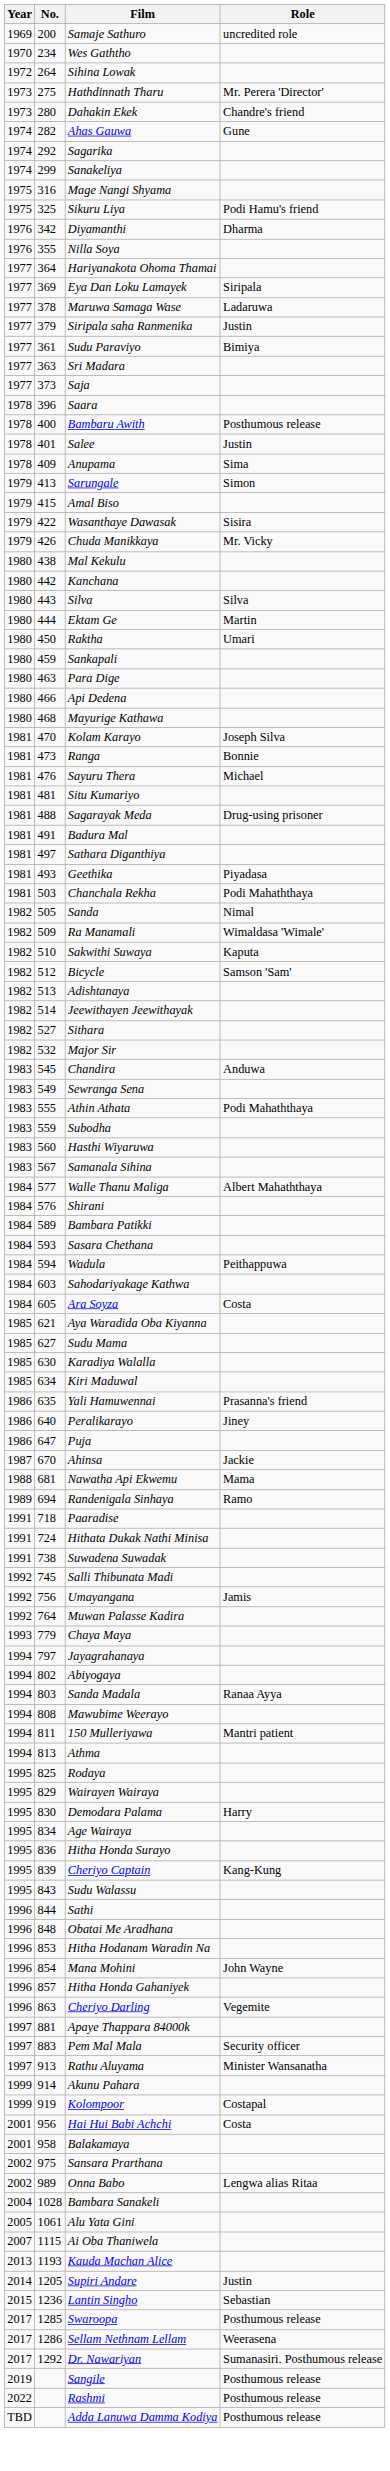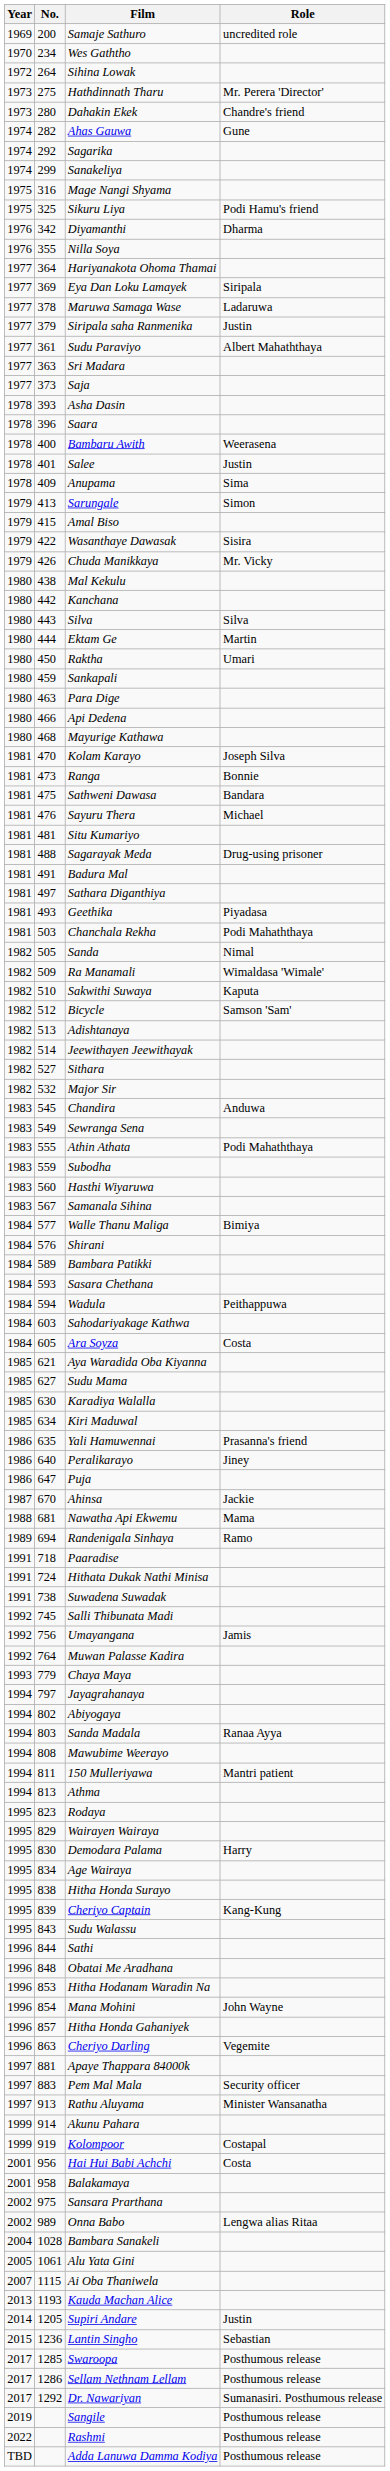(241, 346) Bimiya -> (273, 346) Albert Mahaththaya
+ row: (96, 405)
(272, 424) Posthumous release -> (250, 444) Weerasena
+ row: (112, 795)
(273, 1186) Albert Mahaththaya -> (241, 1225) Bimiya
(47, 1772) 825 -> (47, 1811) 823
(47, 1850) 836 -> (47, 1889) 838
(250, 2339) Weerasena -> (272, 2378) Posthumous release
